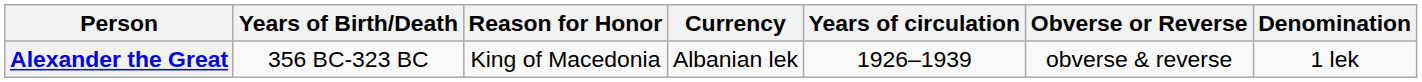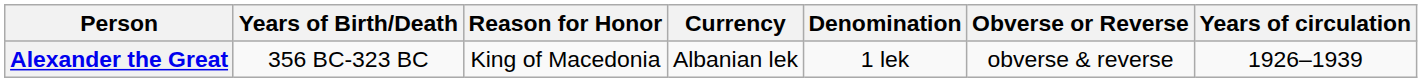columns swapped: (1335, 23) <-> (914, 23)
